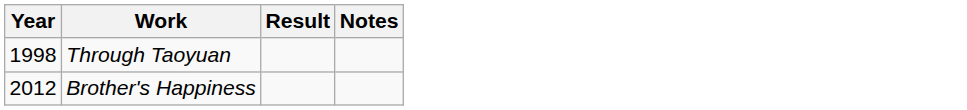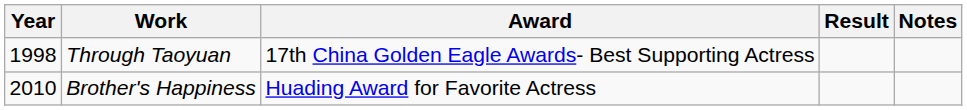+ column: (540, 21)
(33, 88) 2012 -> (33, 88) 2010
